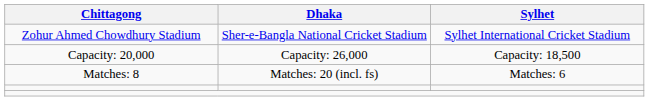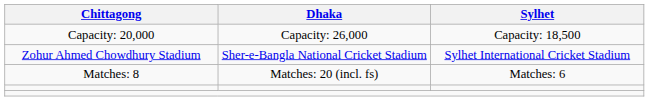rows swapped: (111, 34) <-> (111, 54)
